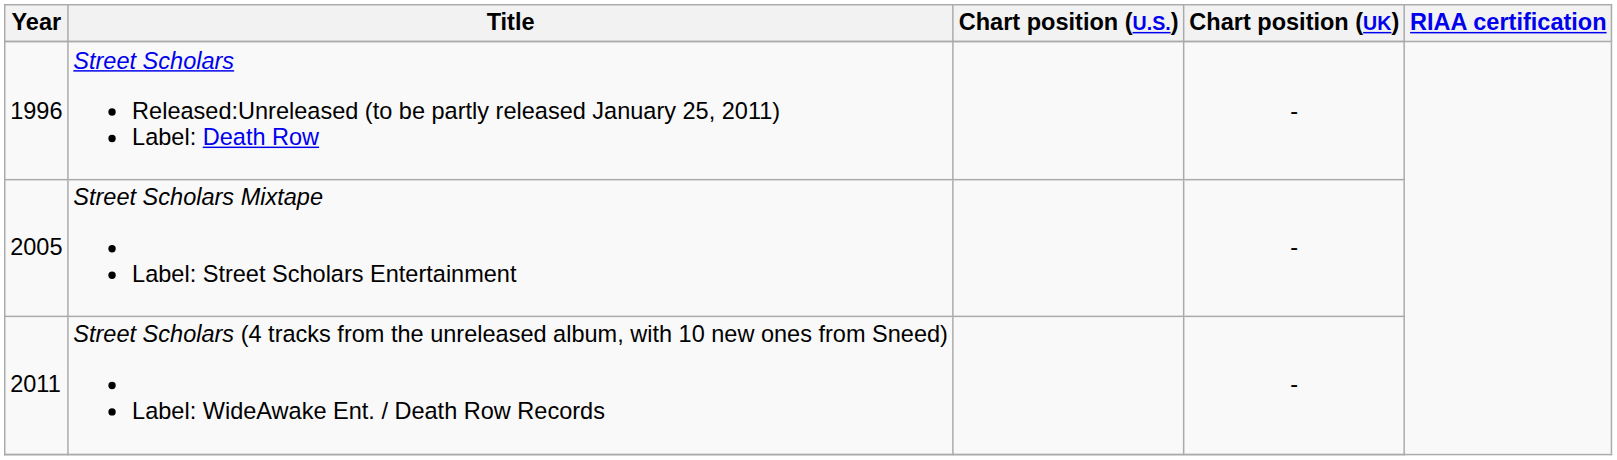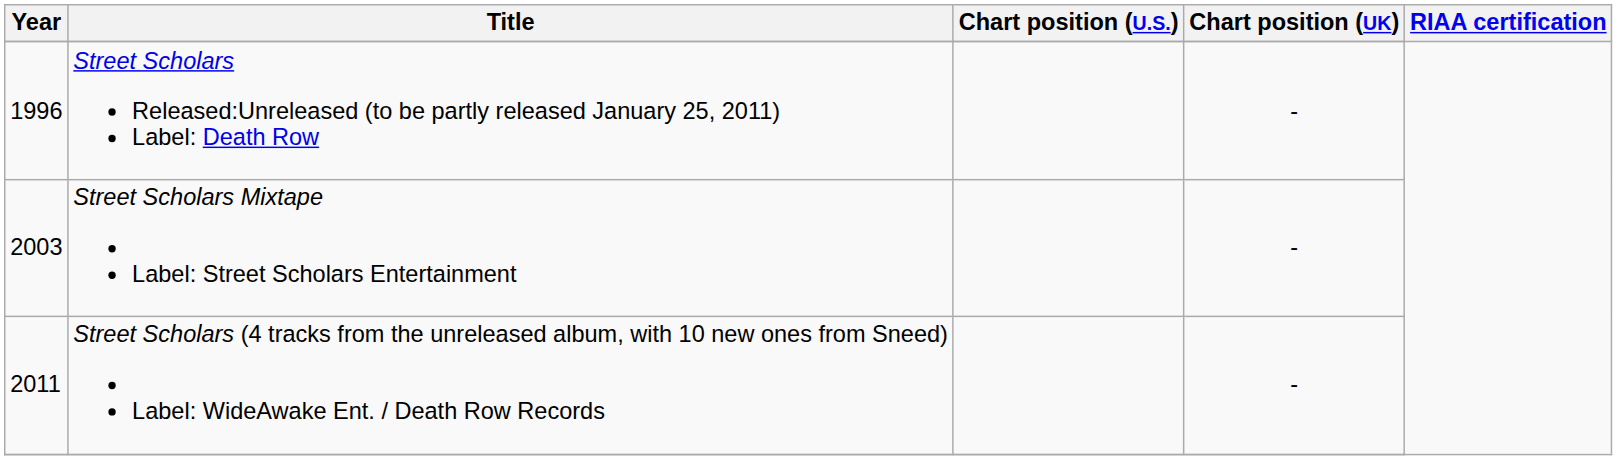(36, 247) 2005 -> (36, 247) 2003
